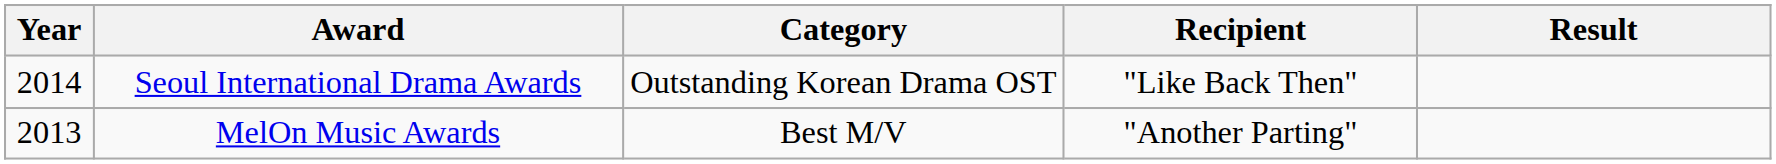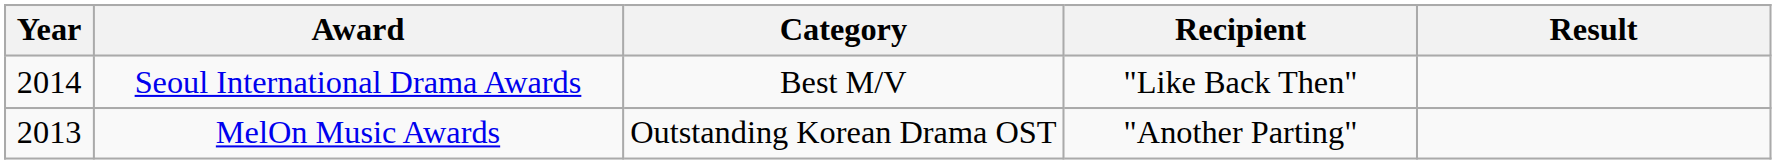(843, 81) Outstanding Korean Drama OST -> (843, 81) Best M/V
(843, 132) Best M/V -> (843, 132) Outstanding Korean Drama OST
